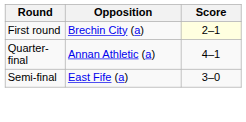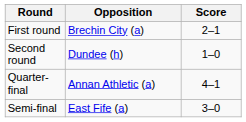(211, 30) lightyellow background -> (211, 30) no background
+ row: (26, 54)
